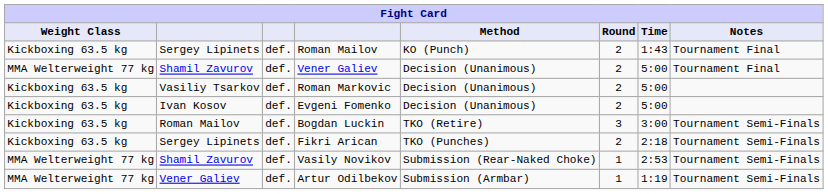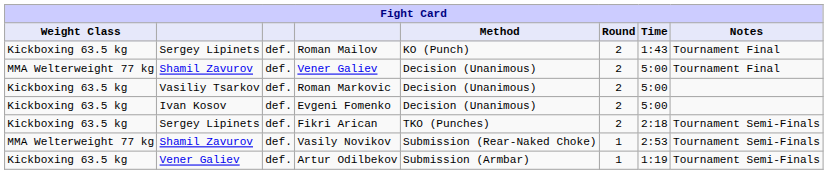- row: (341, 124)
(81, 179) MMA Welterweight 77 kg -> (67, 161) Kickboxing 63.5 kg
